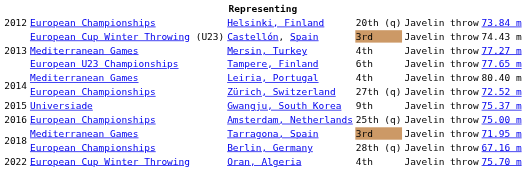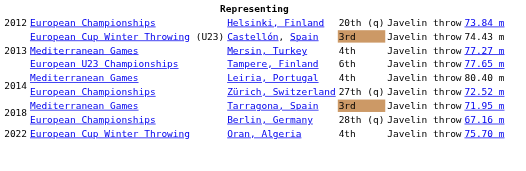- row: (284, 106)
- row: (290, 120)
